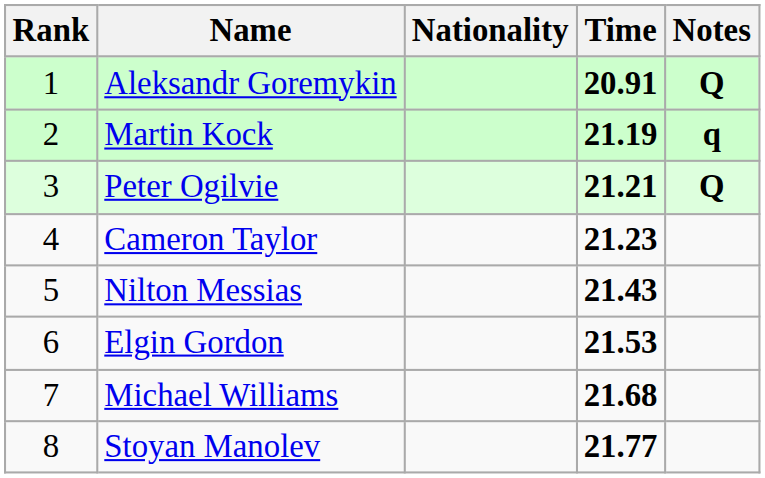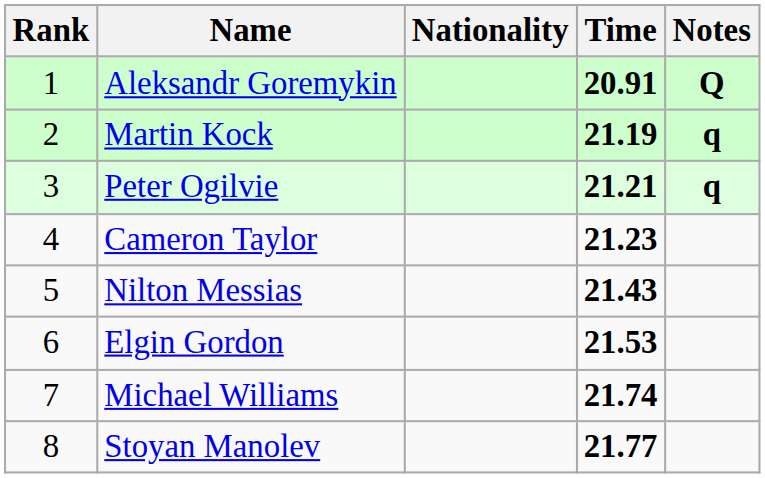(712, 186) Q -> (712, 186) q
(621, 394) 21.68 -> (621, 394) 21.74
